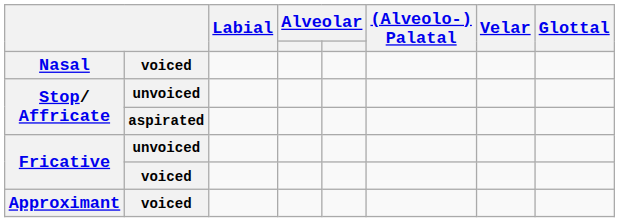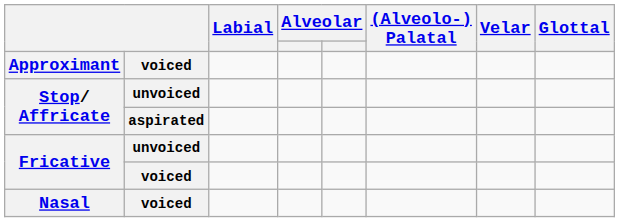rows swapped: (64, 65) <-> (64, 203)
